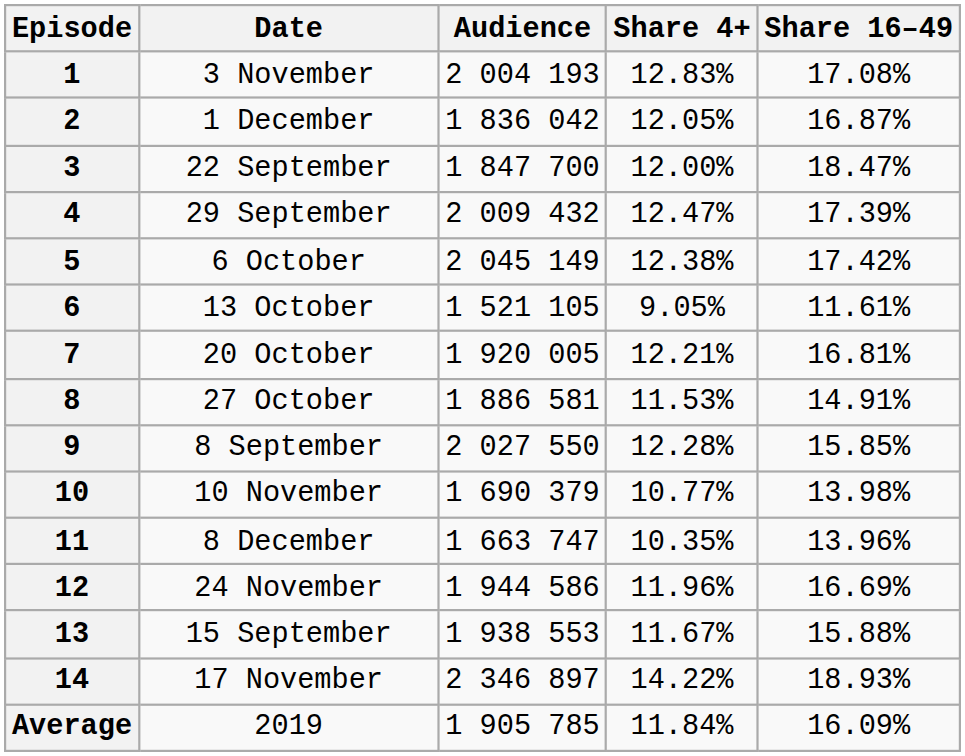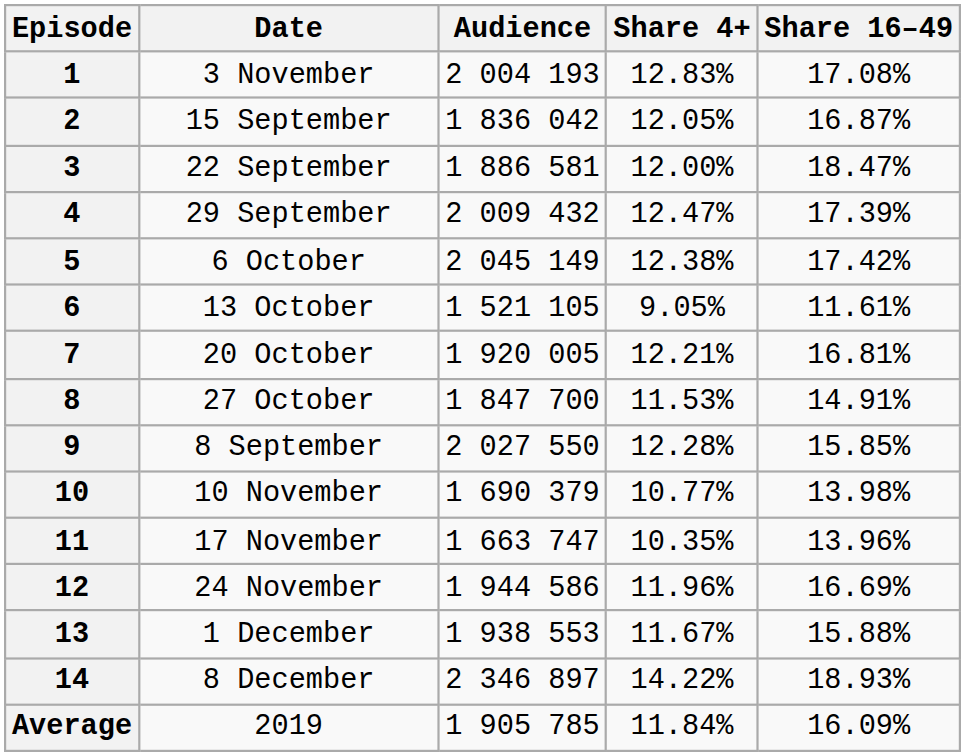(289, 122) 1 December -> (289, 122) 15 September
(523, 168) 1 847 700 -> (523, 168) 1 886 581
(523, 401) 1 886 581 -> (523, 401) 1 847 700
(289, 541) 8 December -> (289, 541) 17 November
(289, 634) 15 September -> (289, 634) 1 December
(289, 681) 17 November -> (289, 681) 8 December
